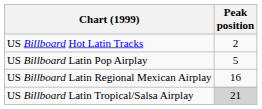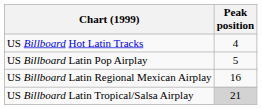(235, 43) 2 -> (235, 43) 4
